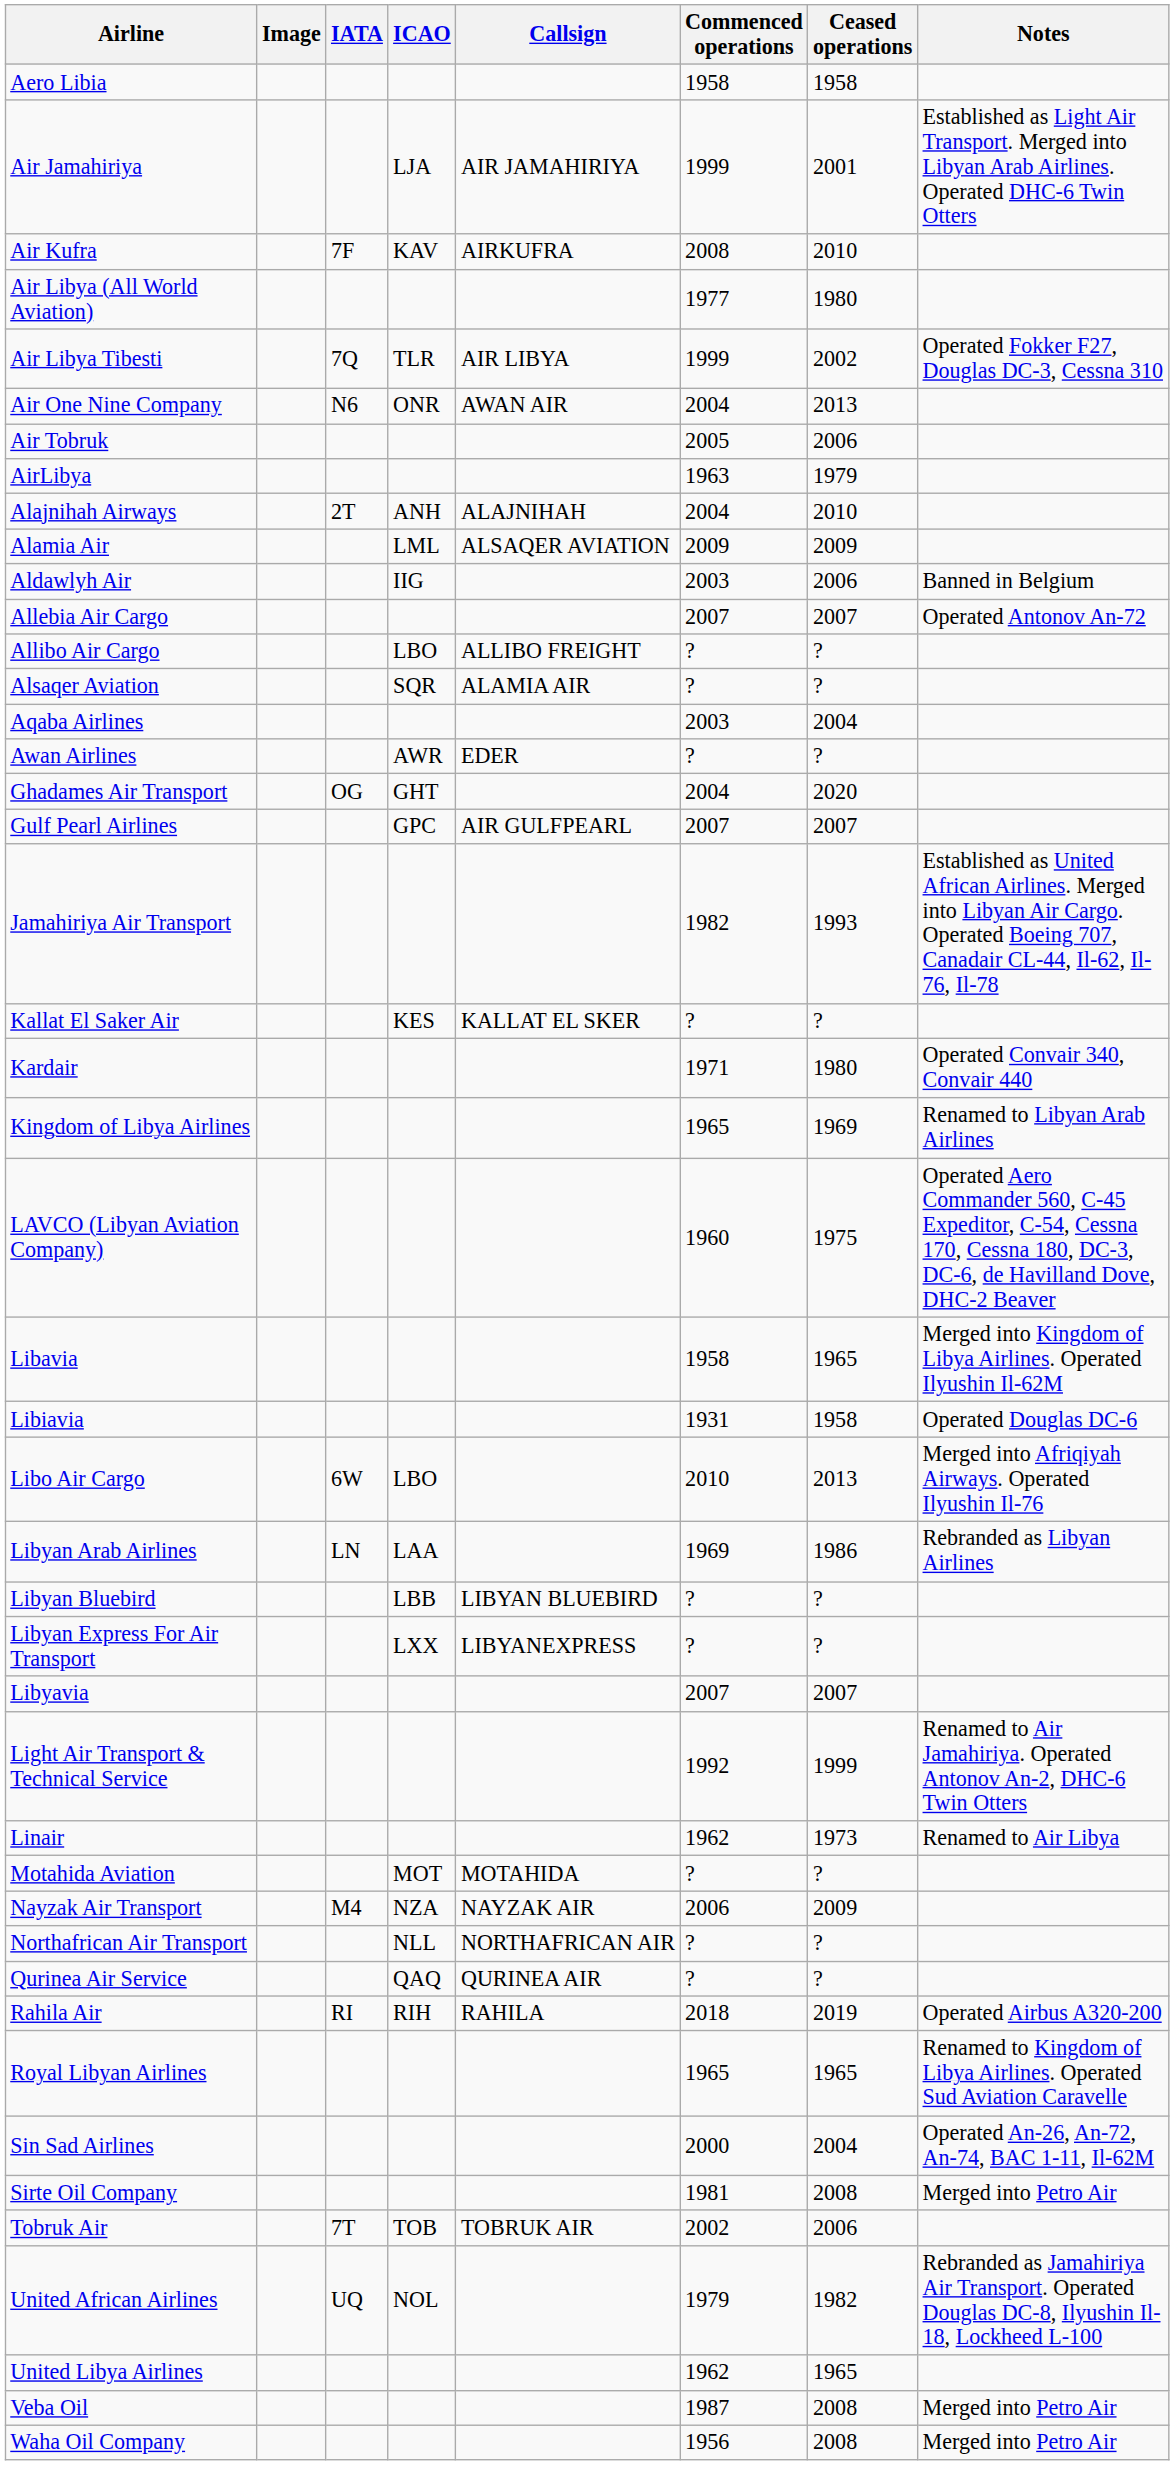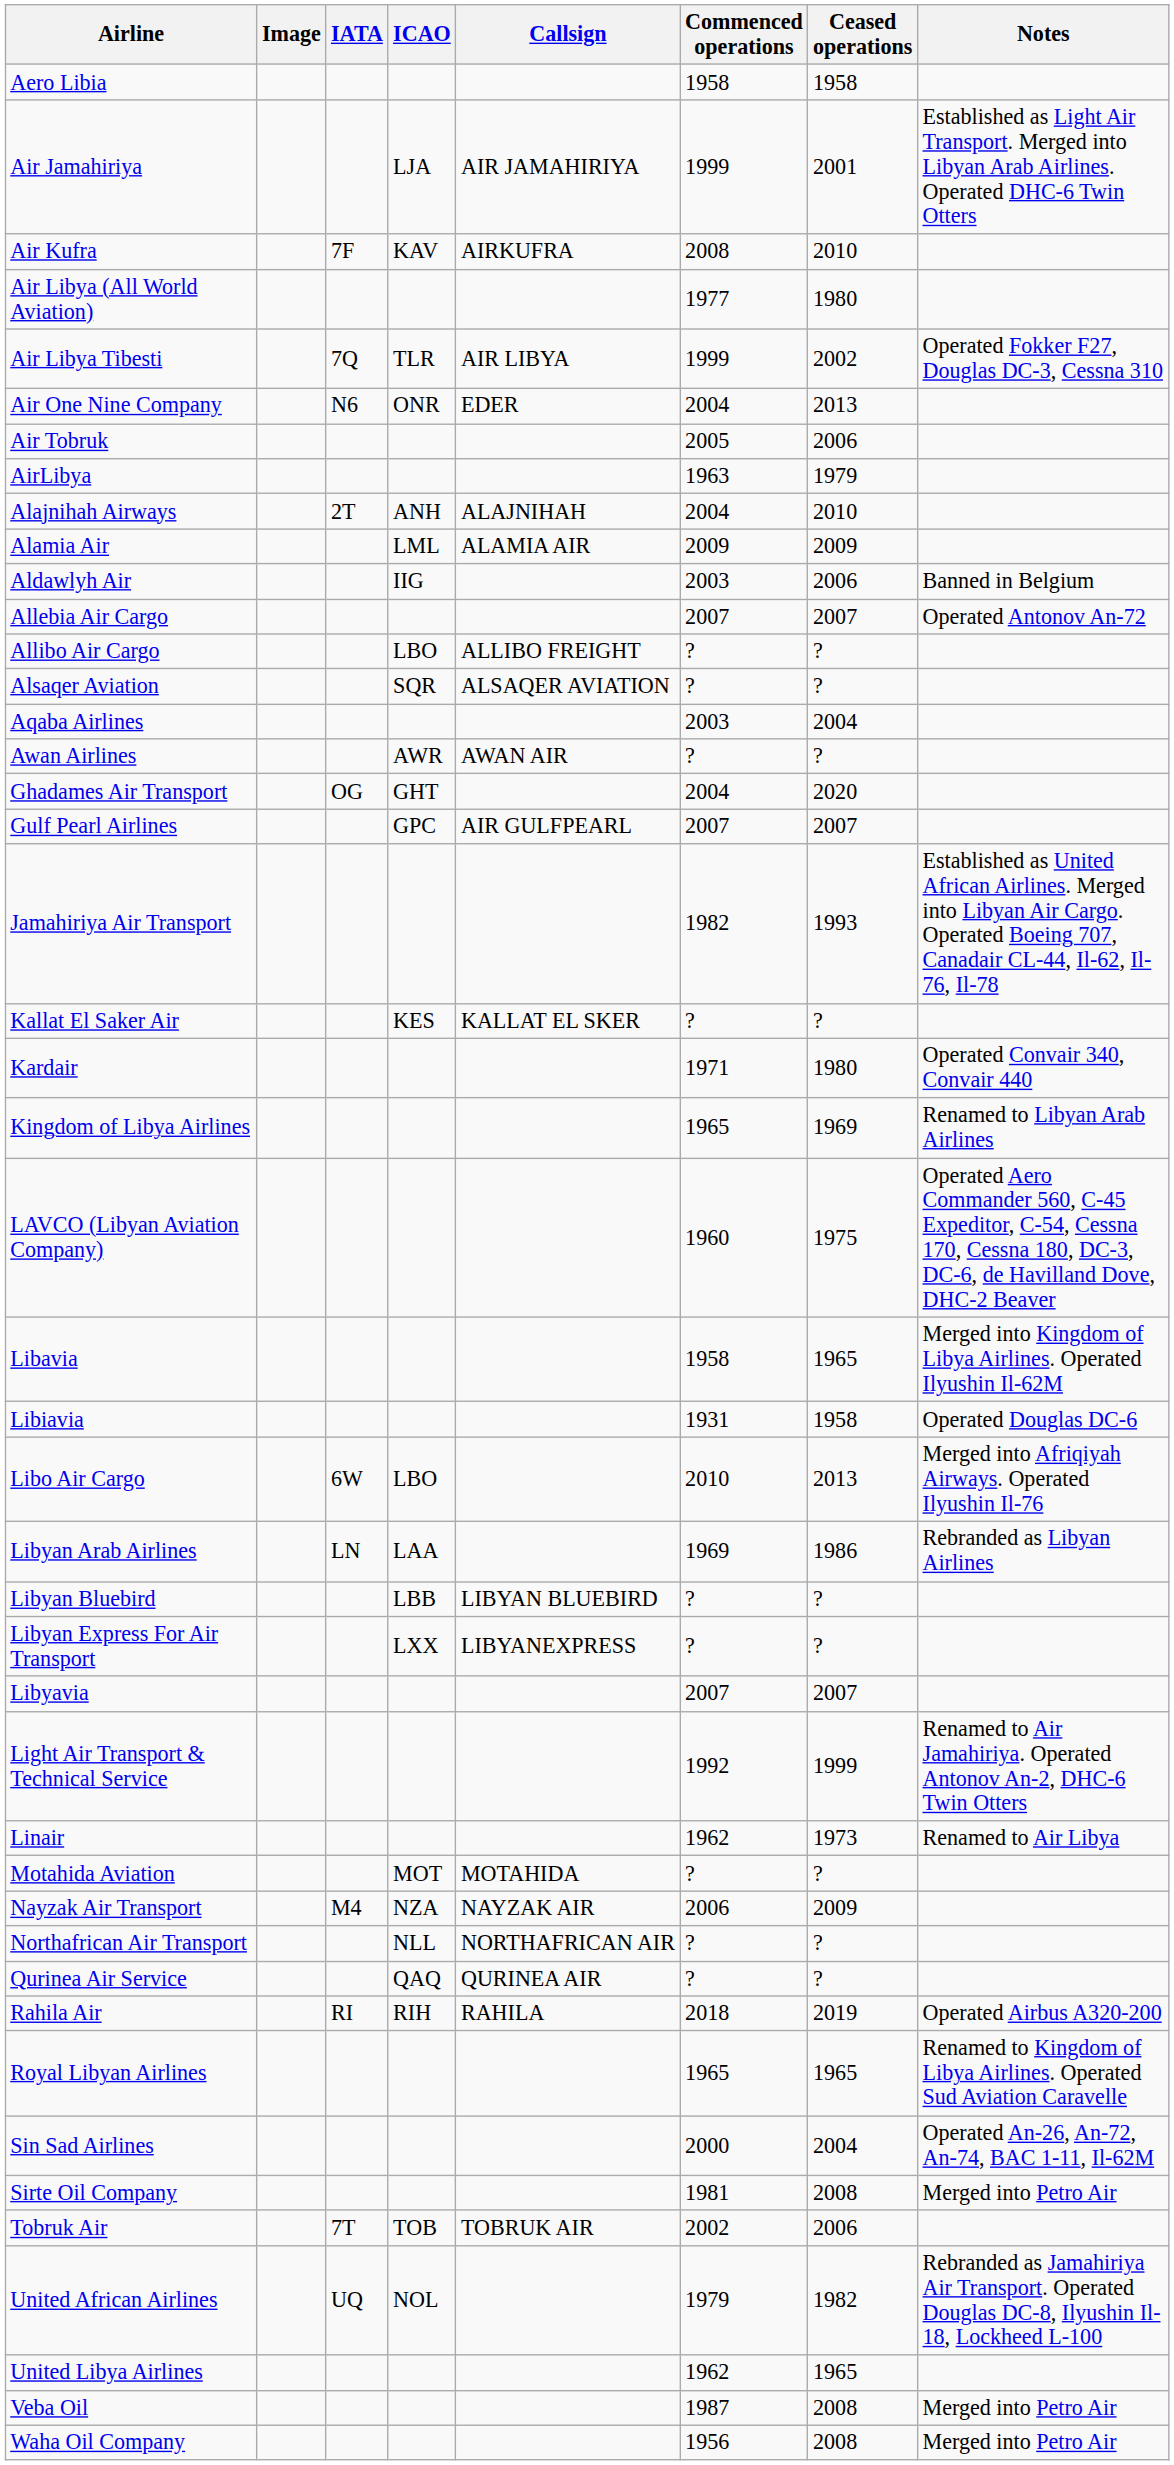(514, 405) AWAN AIR -> (490, 405) EDER
(565, 546) ALSAQER AVIATION -> (526, 546) ALAMIA AIR
(526, 686) ALAMIA AIR -> (565, 686) ALSAQER AVIATION
(490, 756) EDER -> (514, 756) AWAN AIR
